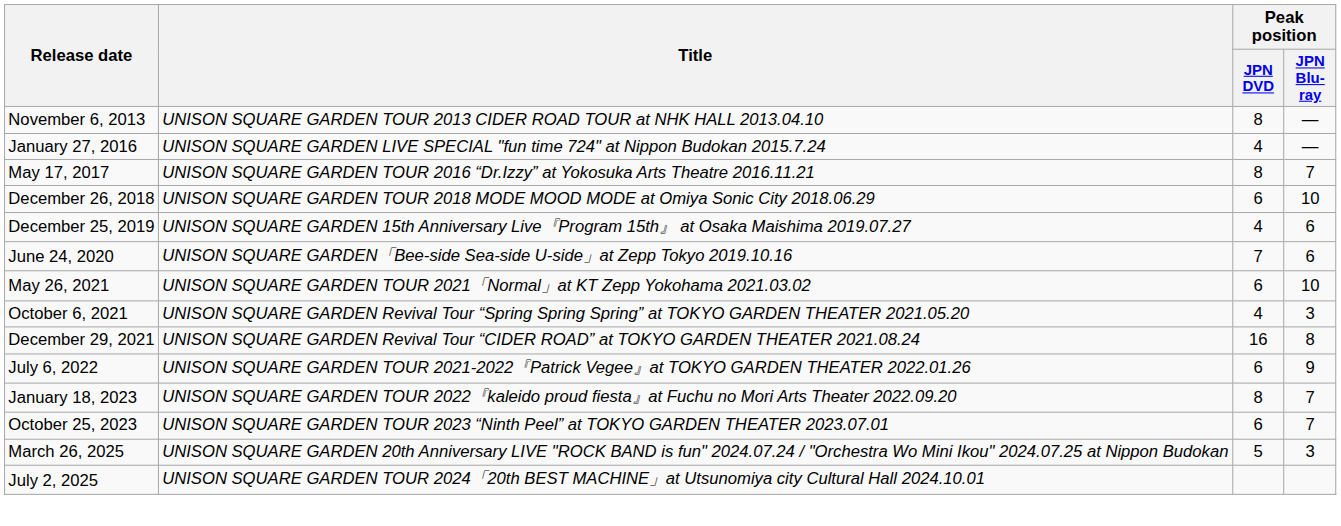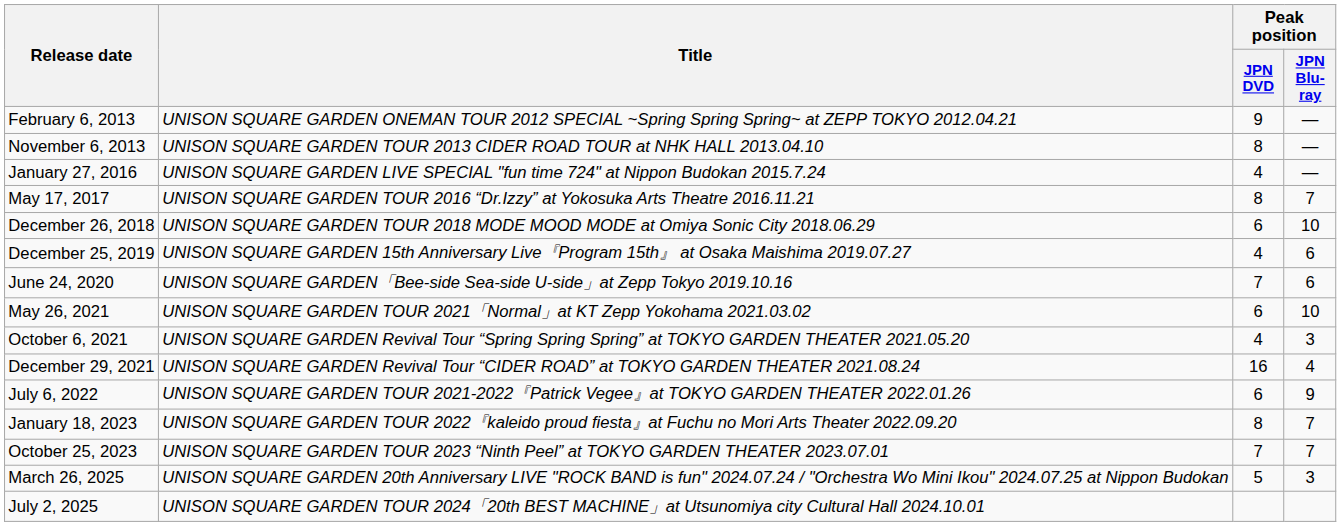+ row: (72, 119)
(1310, 340) 8 -> (1310, 366) 4
(1258, 425) 6 -> (1258, 452) 7
